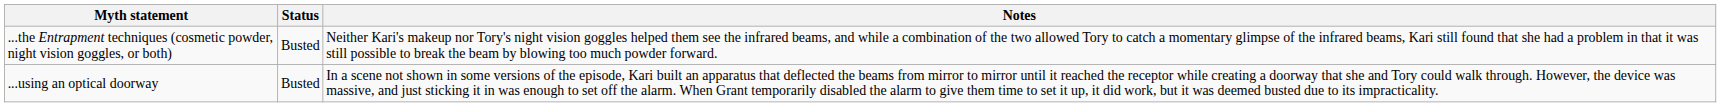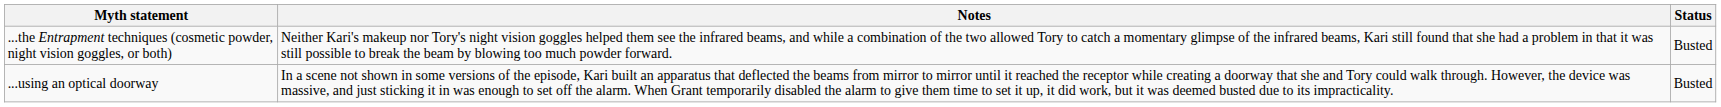columns swapped: (300, 15) <-> (1019, 15)
